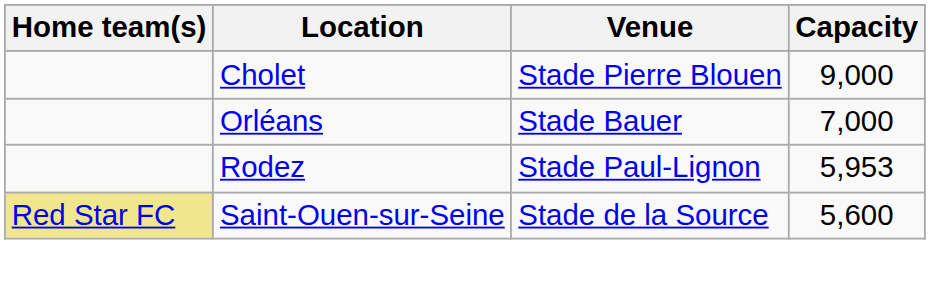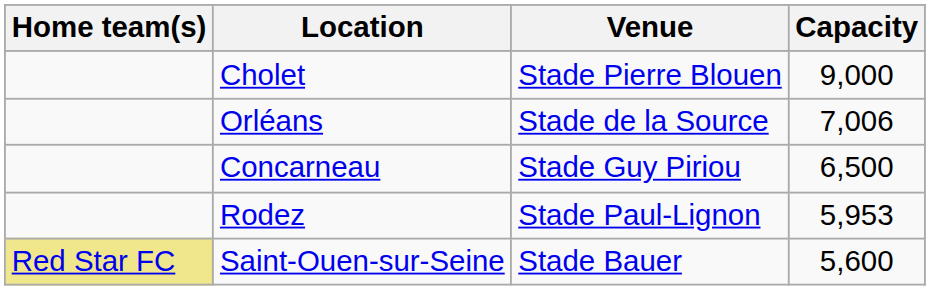(600, 121) Stade Bauer -> (643, 121) Stade de la Source
(857, 121) 7,000 -> (857, 121) 7,006
+ row: (300, 167)
(643, 214) Stade de la Source -> (600, 261) Stade Bauer
